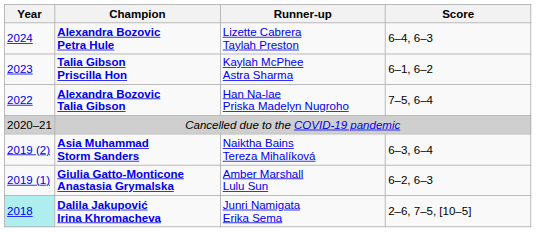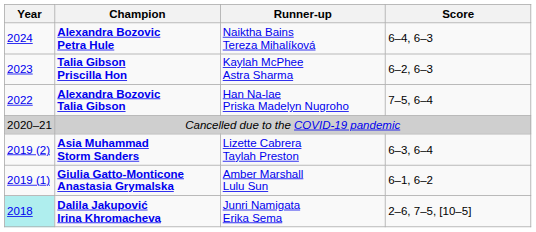(262, 38) Lizette Cabrera Taylah Preston -> (269, 38) Naiktha Bains Tereza Mihalíková
(411, 69) 6–1, 6–2 -> (411, 69) 6–2, 6–3
(269, 150) Naiktha Bains Tereza Mihalíková -> (262, 150) Lizette Cabrera Taylah Preston
(411, 181) 6–2, 6–3 -> (411, 181) 6–1, 6–2
